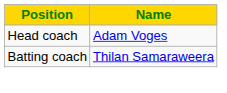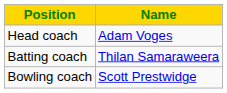+ row: (50, 77)
